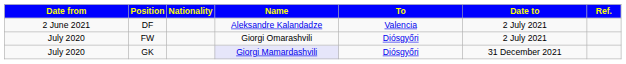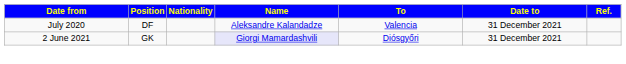(66, 25) 2 June 2021 -> (66, 25) July 2020
(525, 25) 2 July 2021 -> (525, 25) 31 December 2021
- row: (147, 39)
(66, 52) July 2020 -> (66, 39) 2 June 2021
